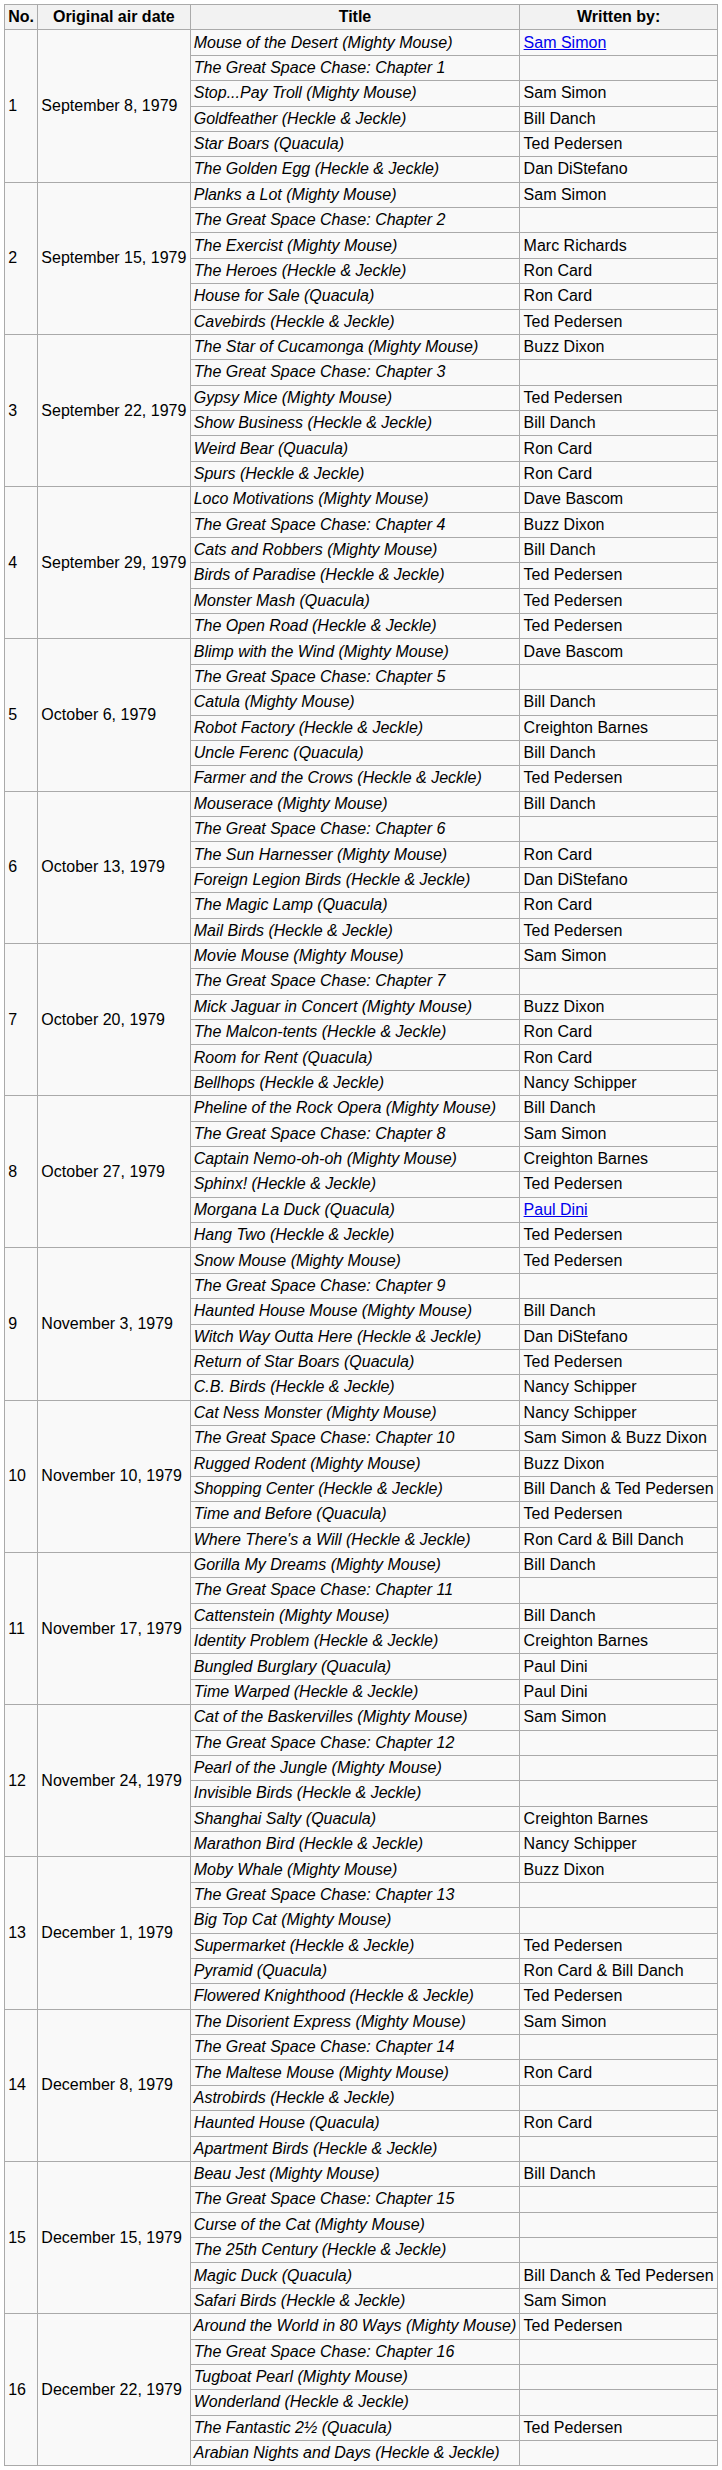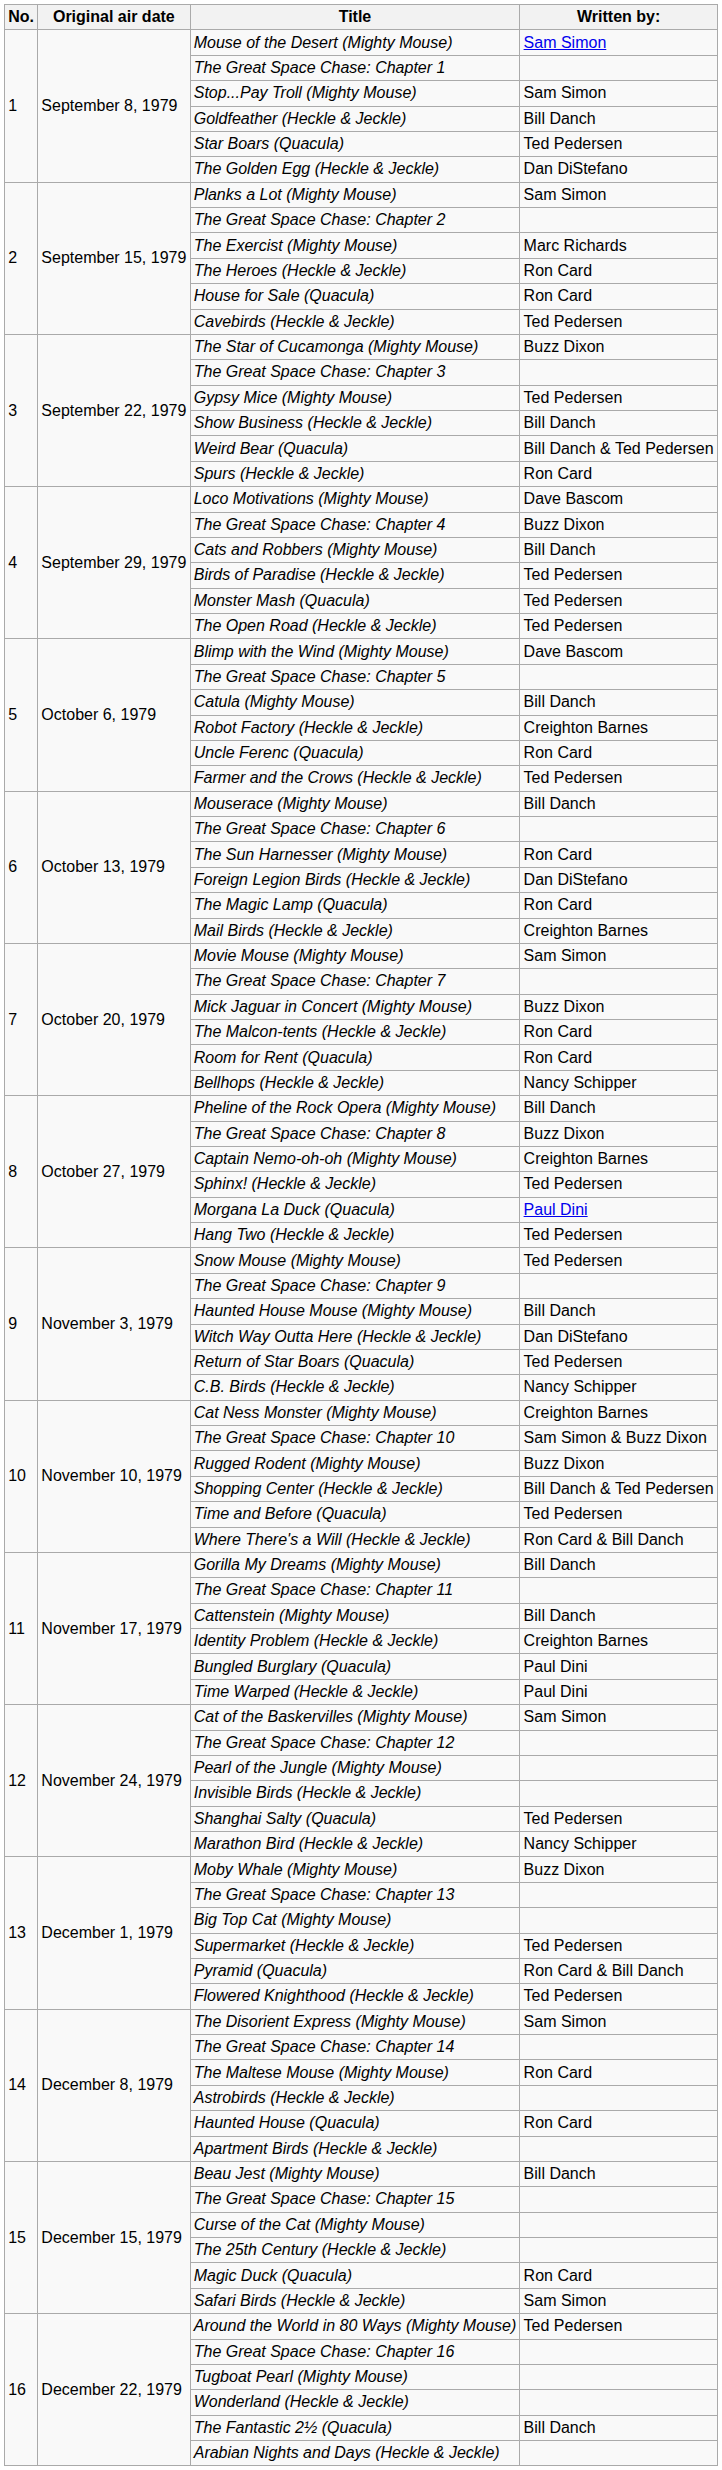(558, 448) Ron Card -> (619, 448) Bill Danch & Ted Pedersen
(560, 753) Bill Danch -> (558, 753) Ron Card
(573, 930) Ted Pedersen -> (586, 930) Creighton Barnes
(565, 1133) Sam Simon -> (564, 1133) Buzz Dixon
(580, 1412) Nancy Schipper -> (586, 1412) Creighton Barnes
(586, 1818) Creighton Barnes -> (573, 1818) Ted Pedersen
(619, 2275) Bill Danch & Ted Pedersen -> (558, 2275) Ron Card
(573, 2427) Ted Pedersen -> (560, 2427) Bill Danch
